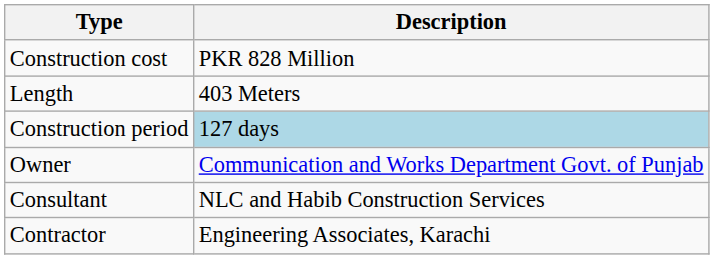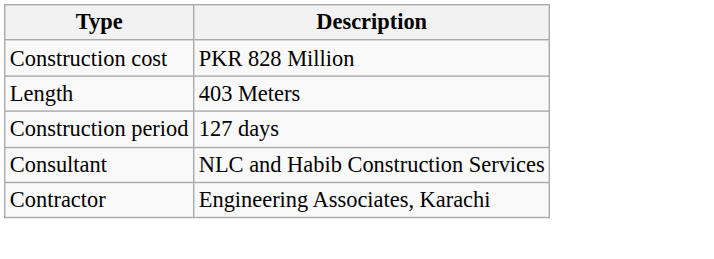(239, 128) lightblue background -> (239, 128) no background
- row: (40, 164)
